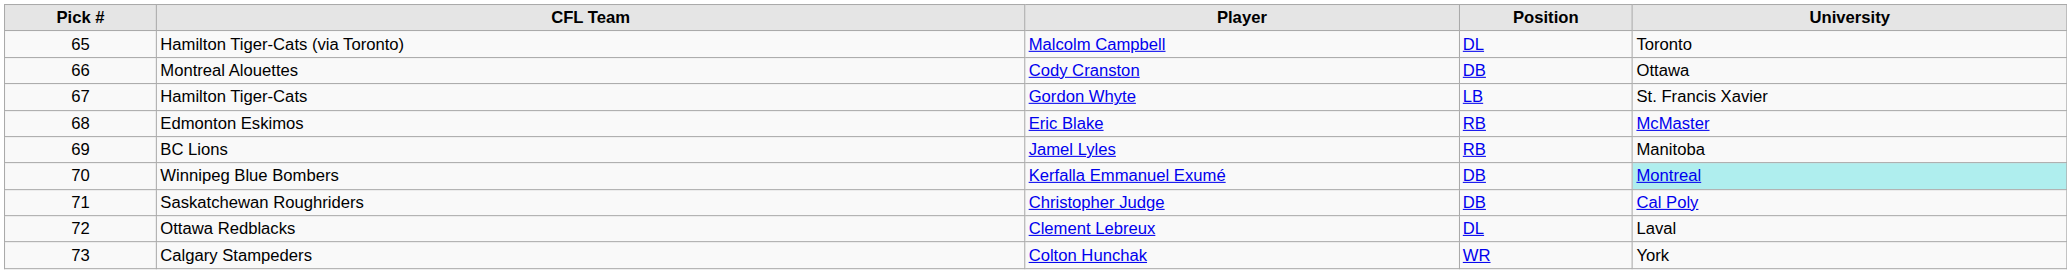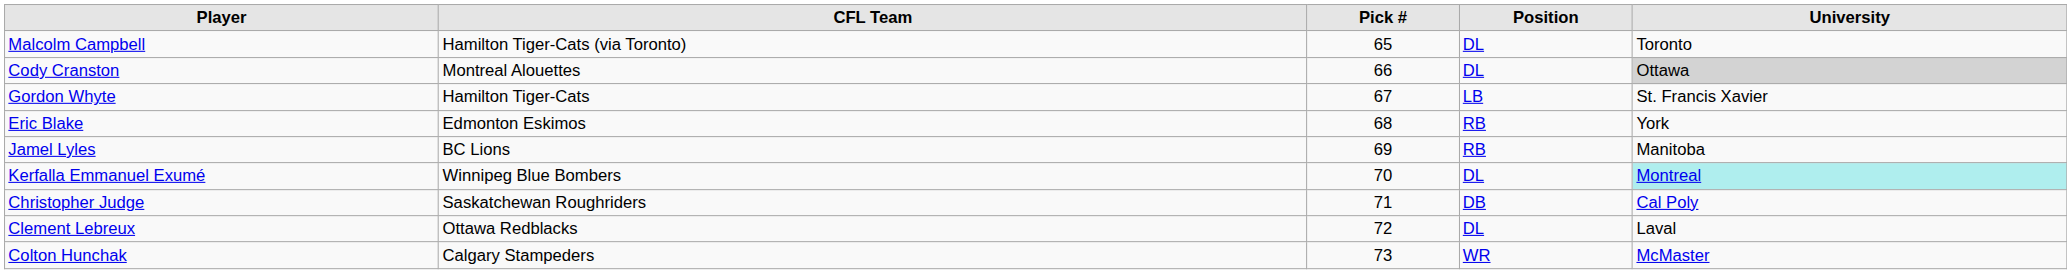columns swapped: (80, 17) <-> (1242, 17)
(1474, 70) DB -> (1473, 70) DL
(1663, 70) no background -> (1663, 70) lightgrey background
(1673, 123) McMaster -> (1653, 123) York
(1474, 176) DB -> (1473, 176) DL
(1653, 255) York -> (1673, 255) McMaster
